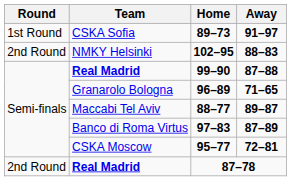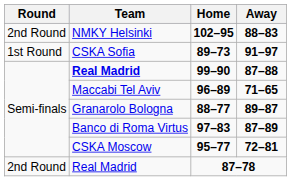rows swapped: (214, 33) <-> (214, 52)
(122, 90) Granarolo Bologna -> (116, 90) Maccabi Tel Aviv
(116, 109) Maccabi Tel Aviv -> (122, 109) Granarolo Bologna
(106, 166) bold -> (104, 166) normal
